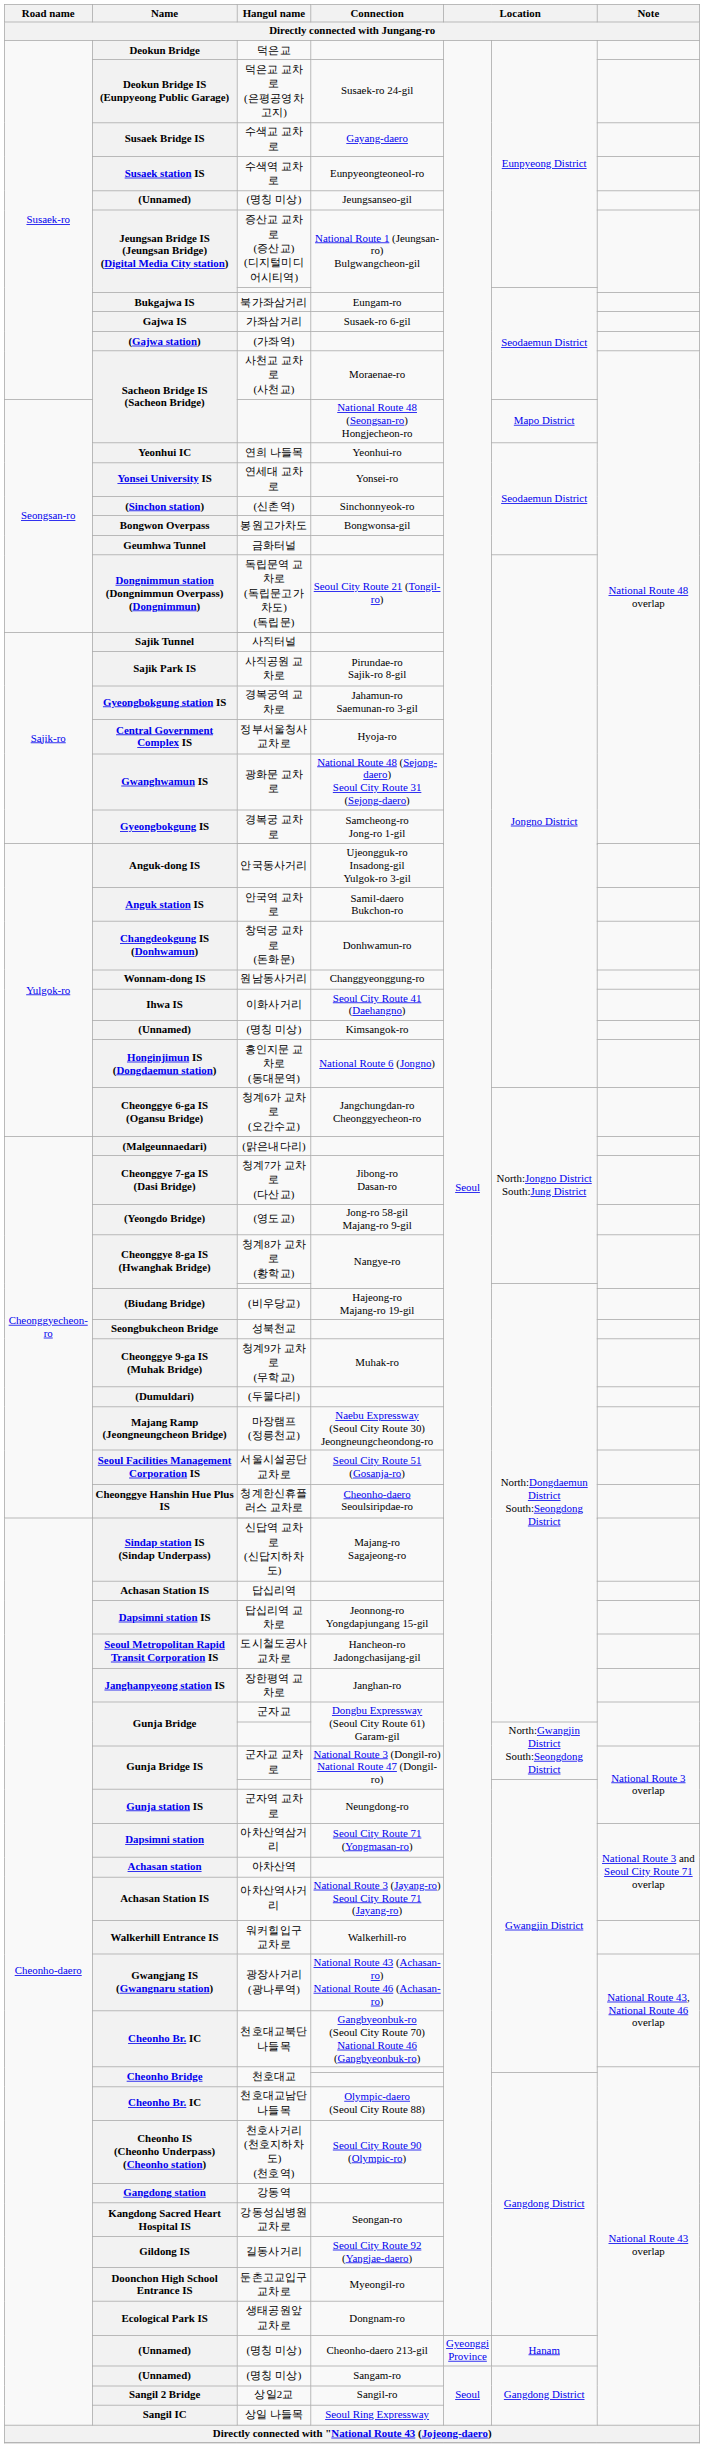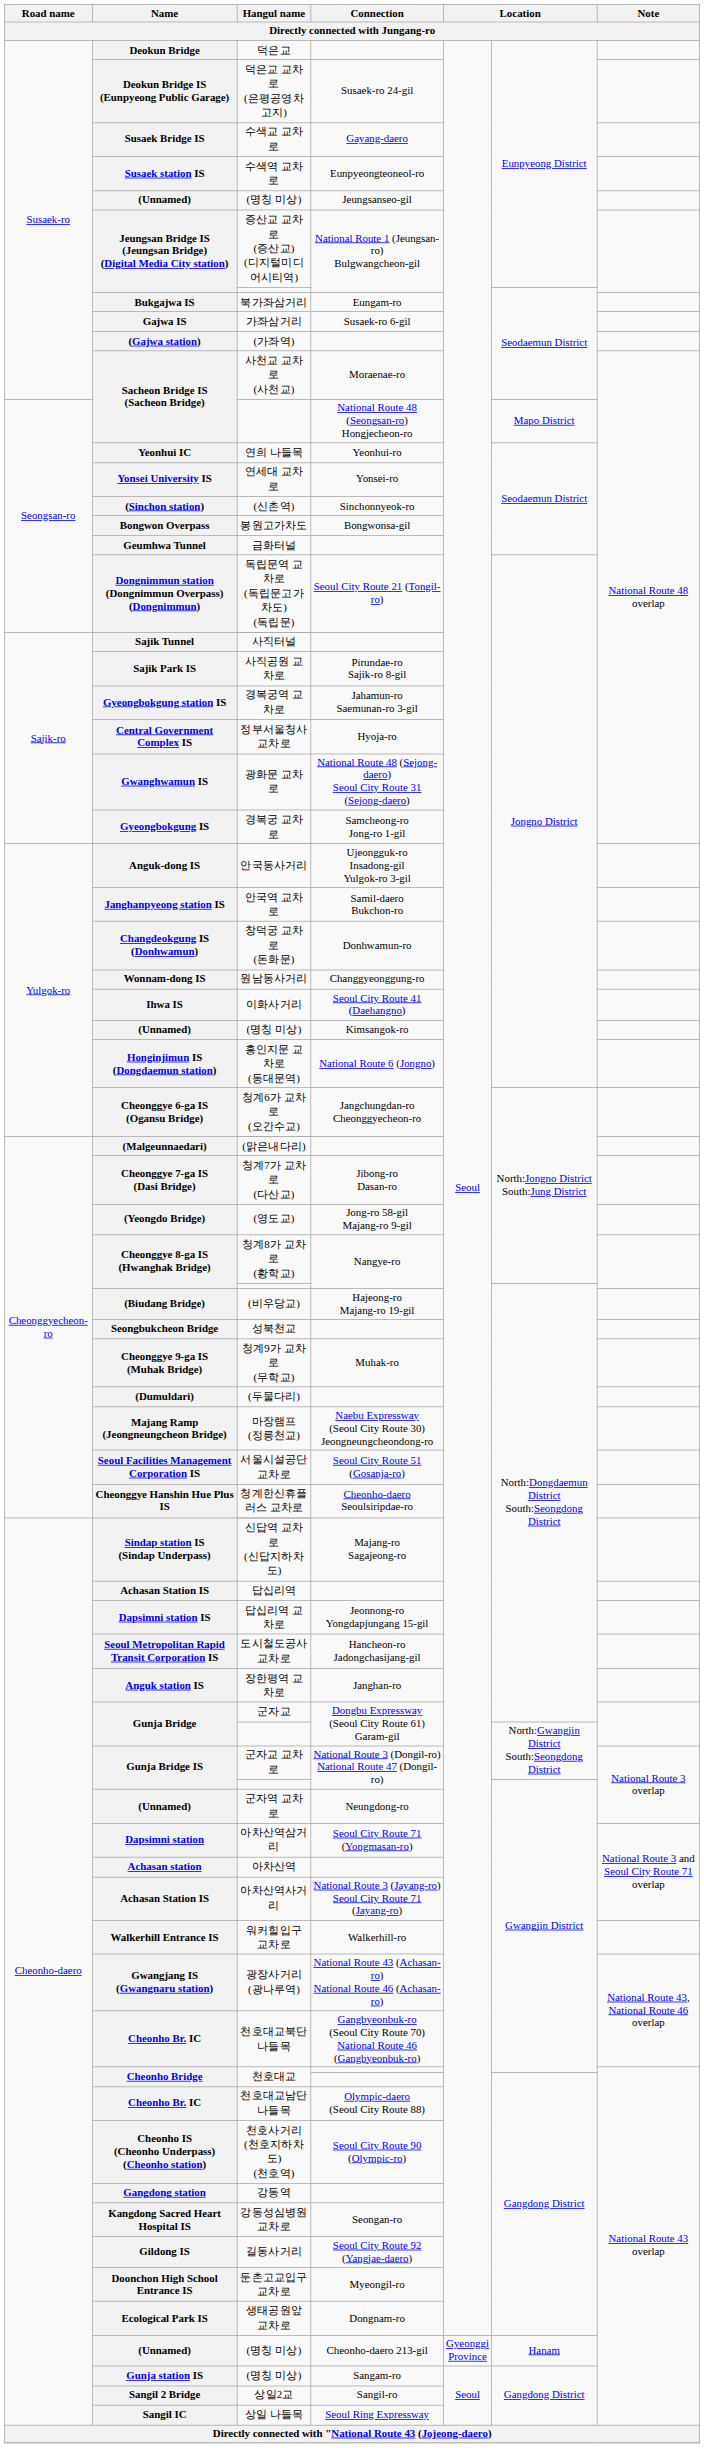(165, 904) Anguk station IS -> (165, 904) Janghanpyeong station IS
(165, 1684) Janghanpyeong station IS -> (165, 1684) Anguk station IS
(165, 1806) Gunja station IS -> (165, 1806) (Unnamed)
(165, 2375) (Unnamed) -> (165, 2375) Gunja station IS
